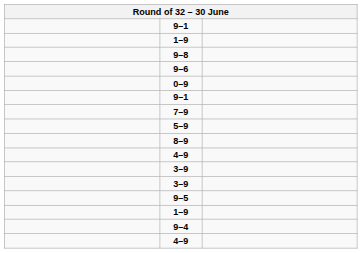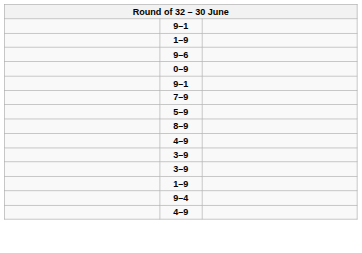- row: (82, 55)
- row: (82, 198)
